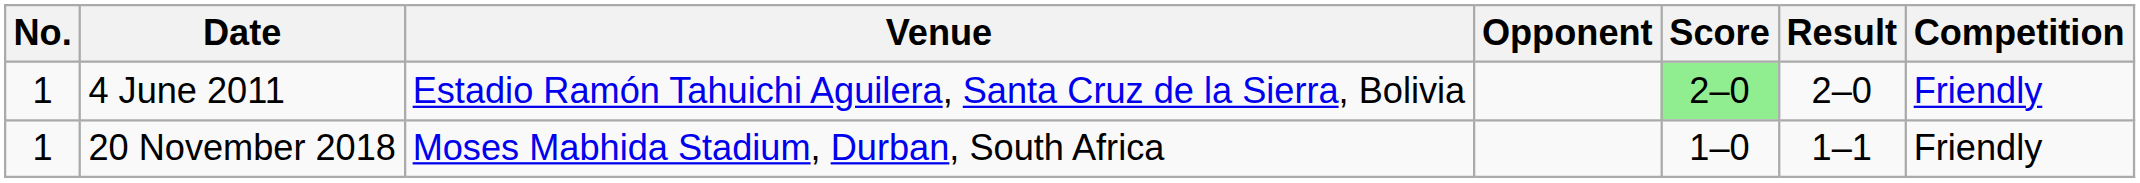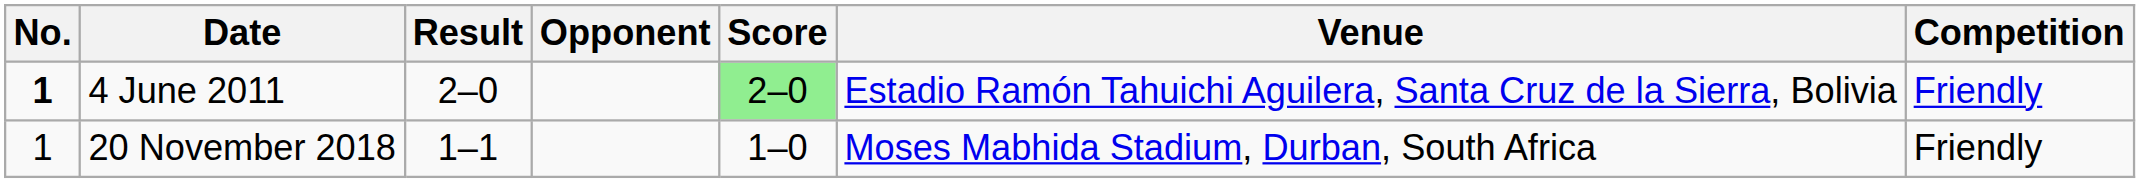columns swapped: (939, 33) <-> (1842, 33)
(43, 90) normal -> (43, 90) bold
